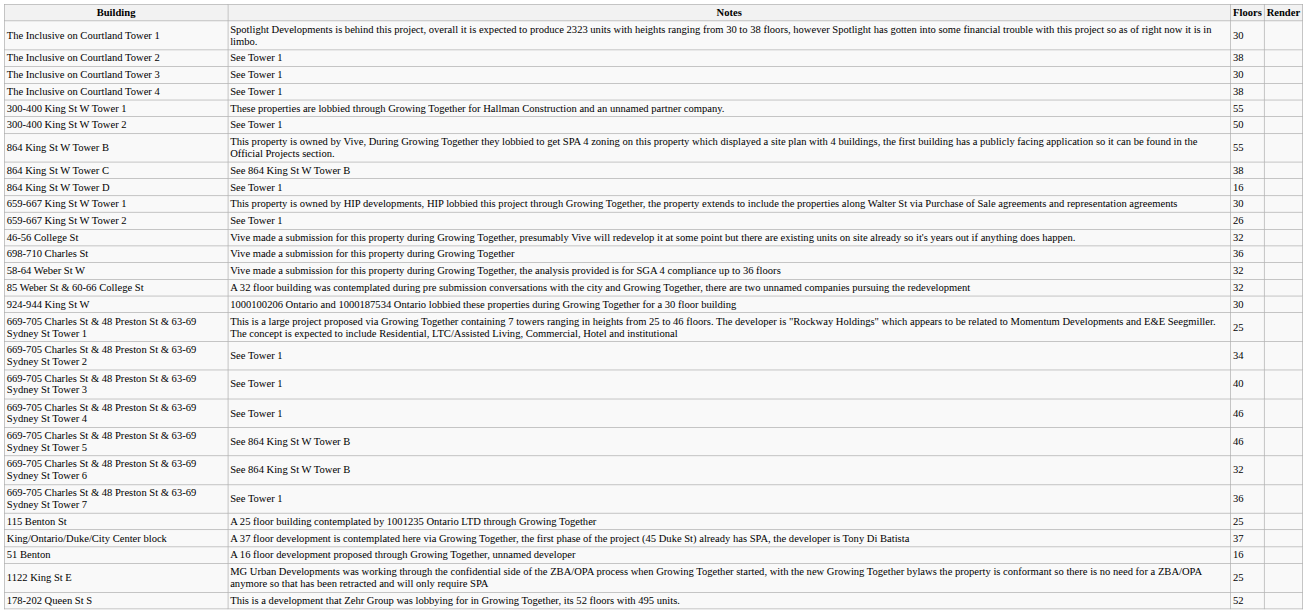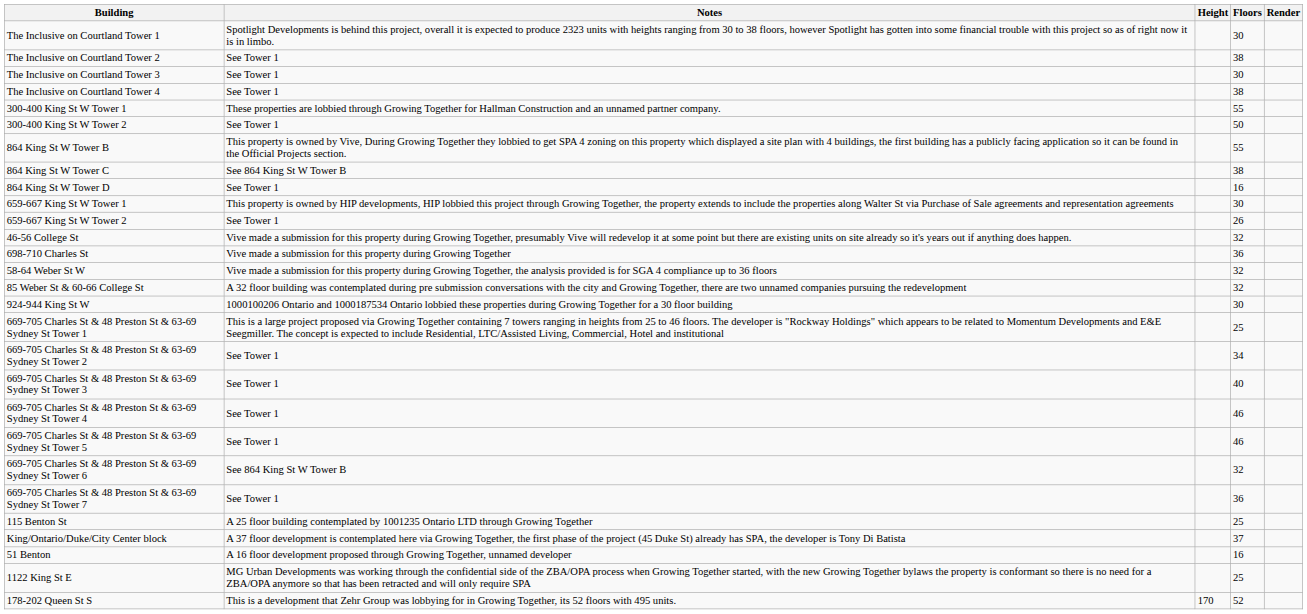+ column: (1213, 12)
(290, 441) See 864 King St W Tower B -> (253, 441) See Tower 1
